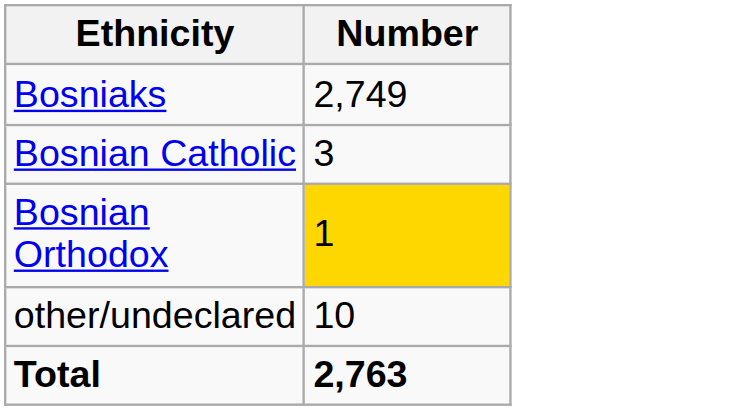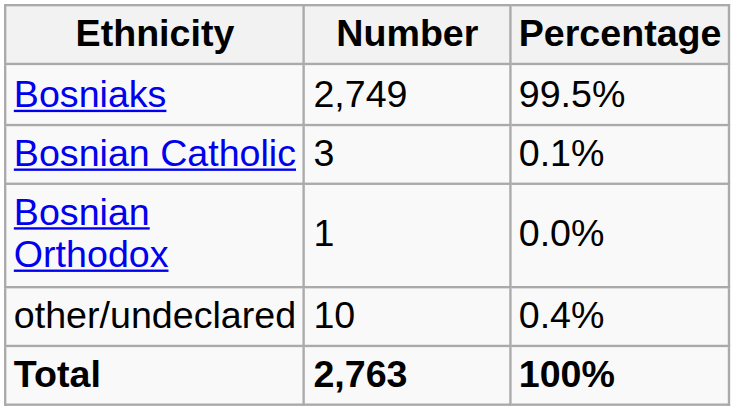+ column: (620, 34)
(324, 234) gold background -> (324, 234) no background
